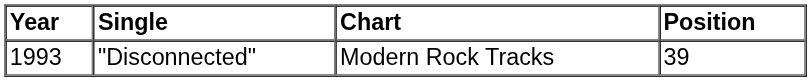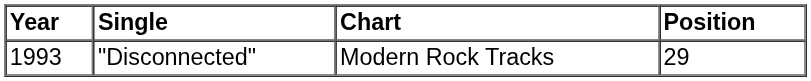(676, 57) 39 -> (676, 57) 29
